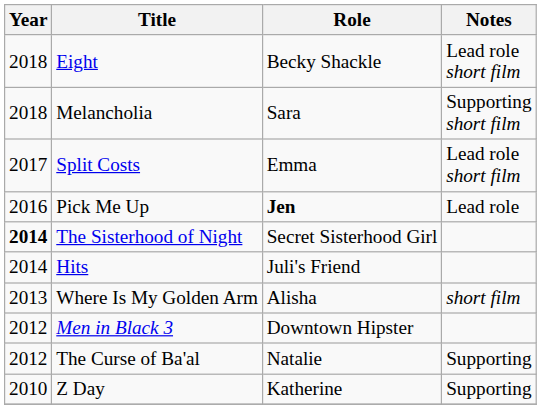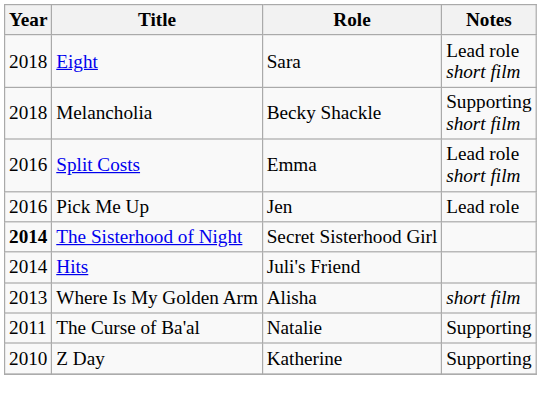(324, 60) Becky Shackle -> (284, 60) Sara
(284, 113) Sara -> (324, 113) Becky Shackle
(28, 165) 2017 -> (28, 165) 2016
(281, 206) bold -> (279, 206) normal
- row: (115, 328)
(28, 358) 2012 -> (28, 328) 2011
